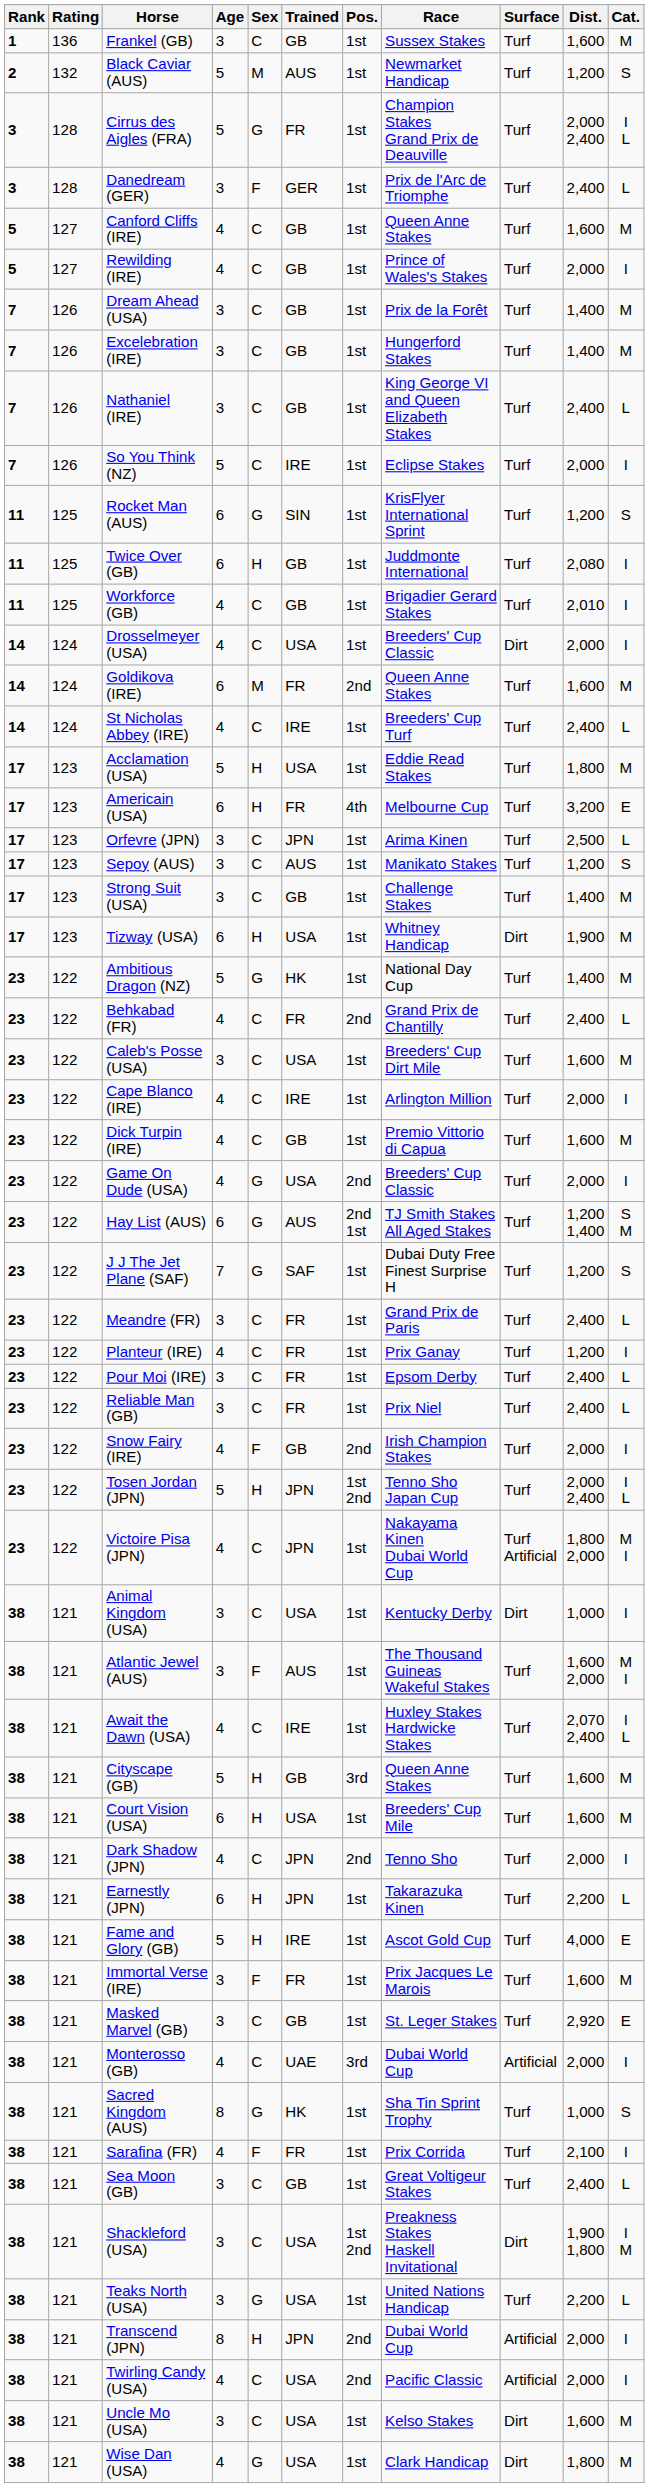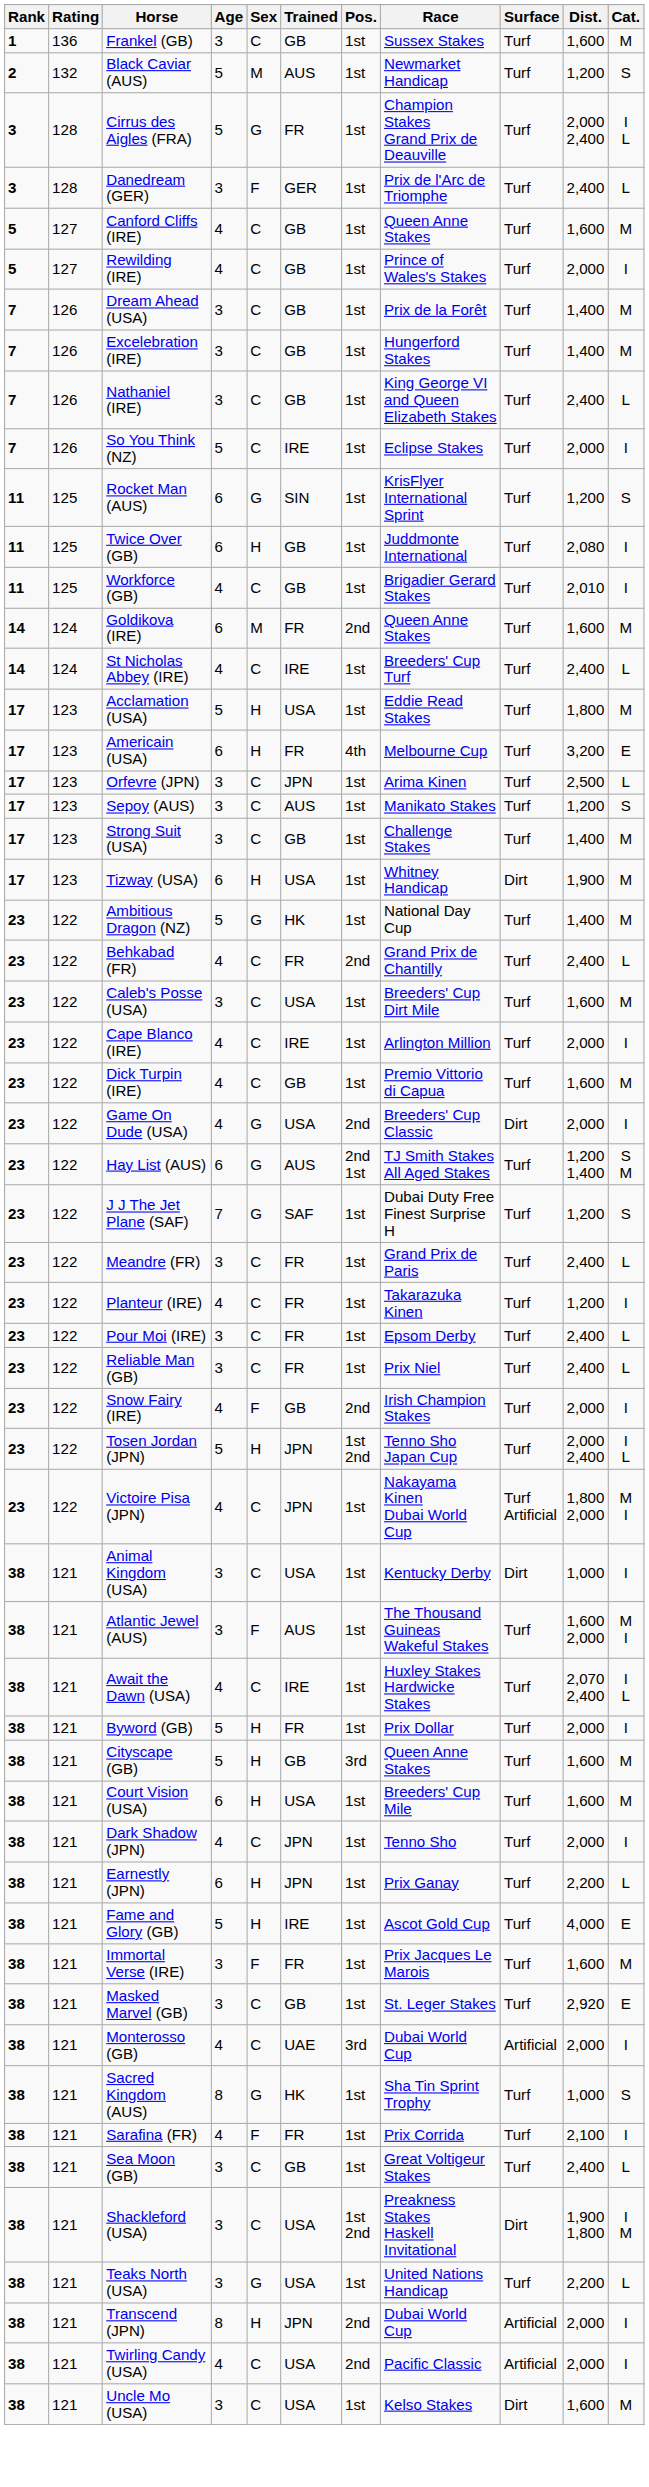- row: (153, 645)
(517, 1181) Turf -> (516, 1124) Dirt
(422, 1352) Prix Ganay -> (423, 1303) Takarazuka Kinen
+ row: (149, 1728)
(359, 1859) 2nd -> (355, 1842) 1st
(424, 1900) Takarazuka Kinen -> (421, 1883) Prix Ganay
- row: (139, 2462)
